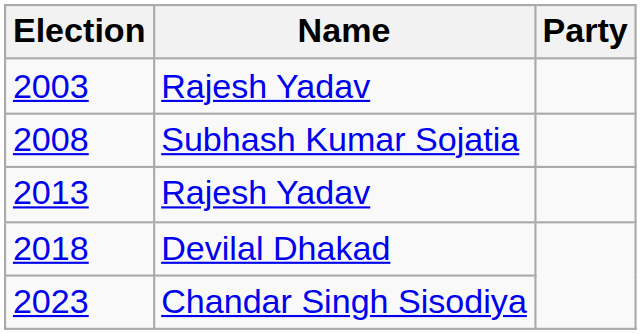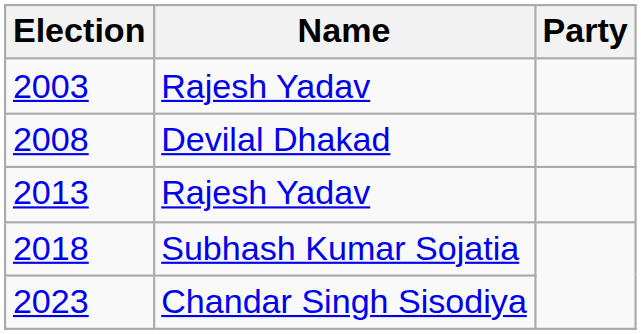(340, 139) Subhash Kumar Sojatia -> (276, 139) Devilal Dhakad
(276, 247) Devilal Dhakad -> (340, 247) Subhash Kumar Sojatia
